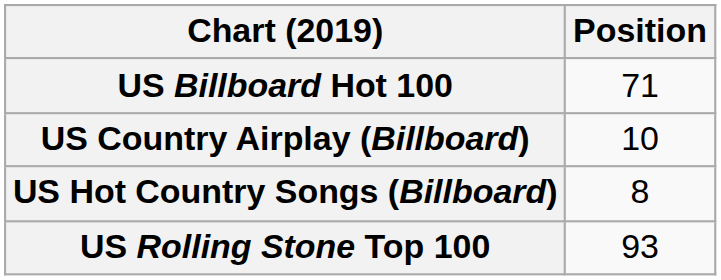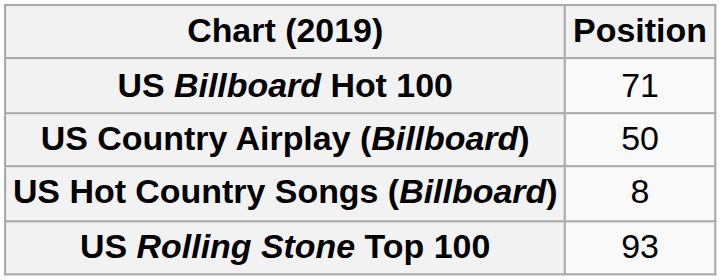(640, 138) 10 -> (640, 138) 50
